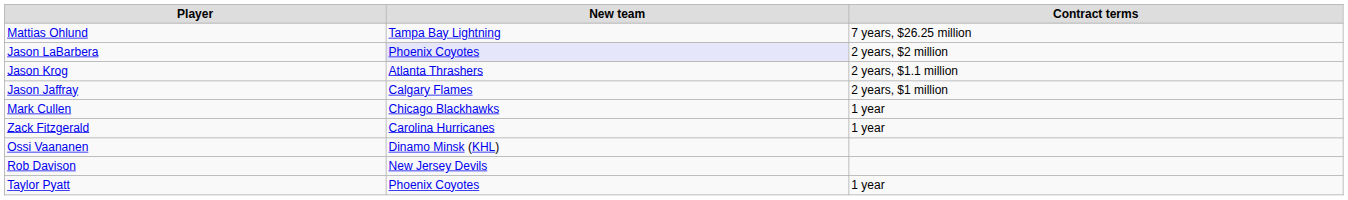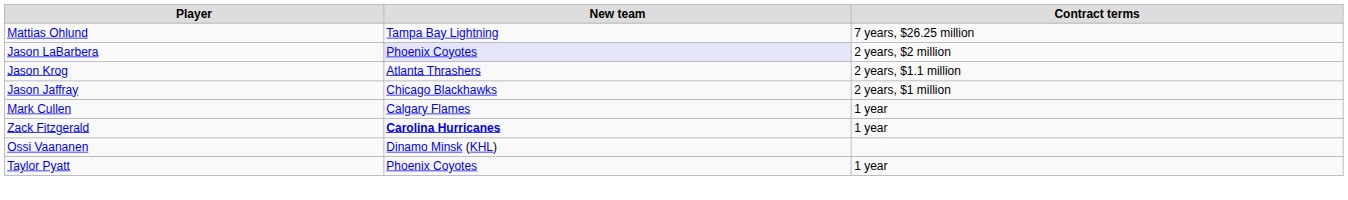(431, 90) Calgary Flames -> (442, 90) Chicago Blackhawks
(444, 109) Chicago Blackhawks -> (428, 109) Calgary Flames
(442, 128) normal -> (443, 128) bold
- row: (41, 166)
